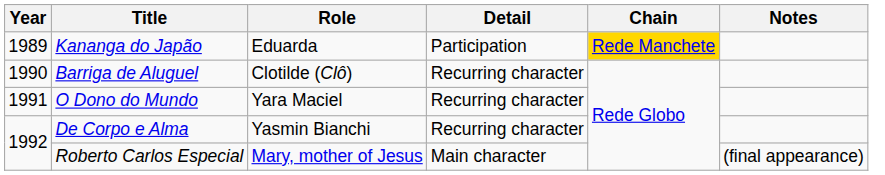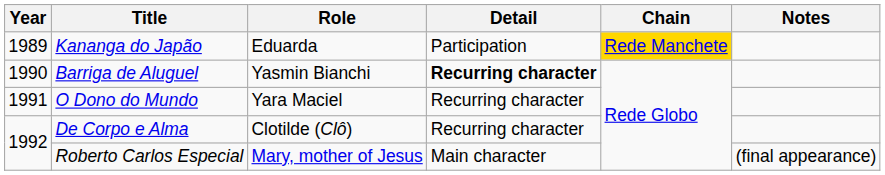(302, 73) Clotilde (Clô) -> (311, 73) Yasmin Bianchi
(507, 73) normal -> (514, 73) bold
(311, 128) Yasmin Bianchi -> (302, 128) Clotilde (Clô)
